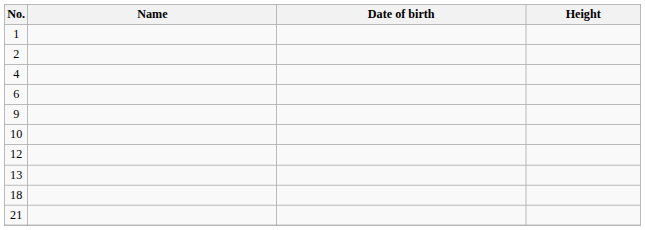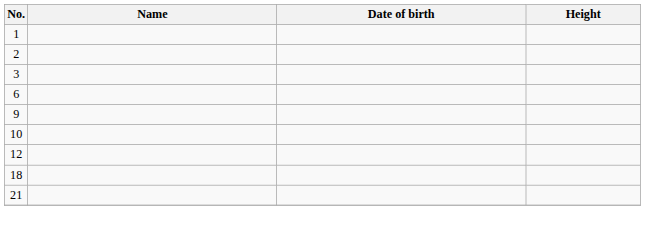+ row: (16, 74)
- row: (16, 74)
- row: (16, 175)
